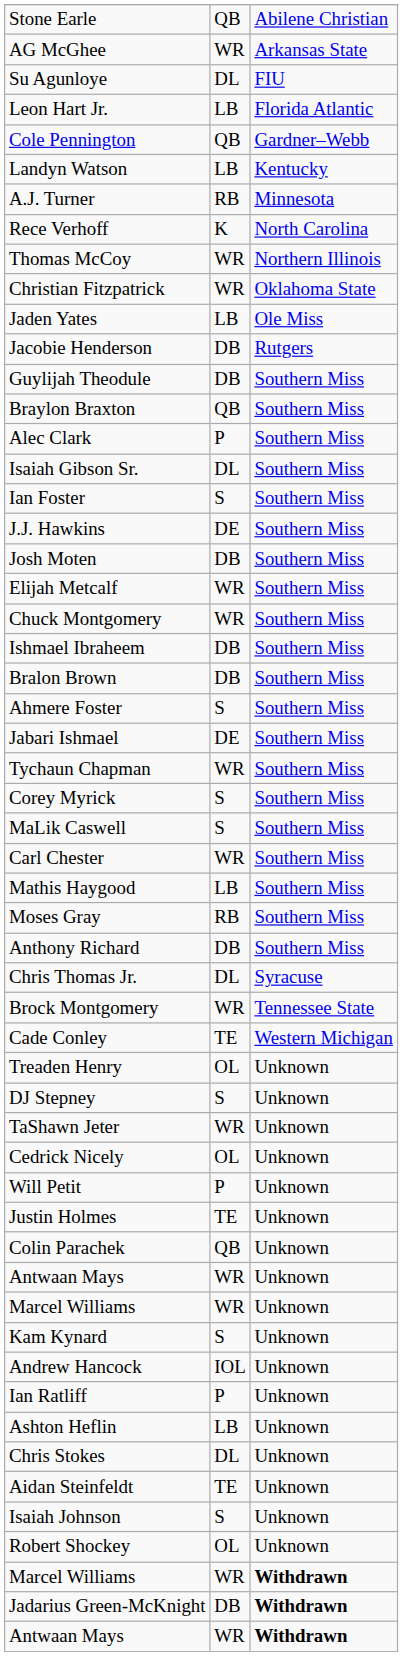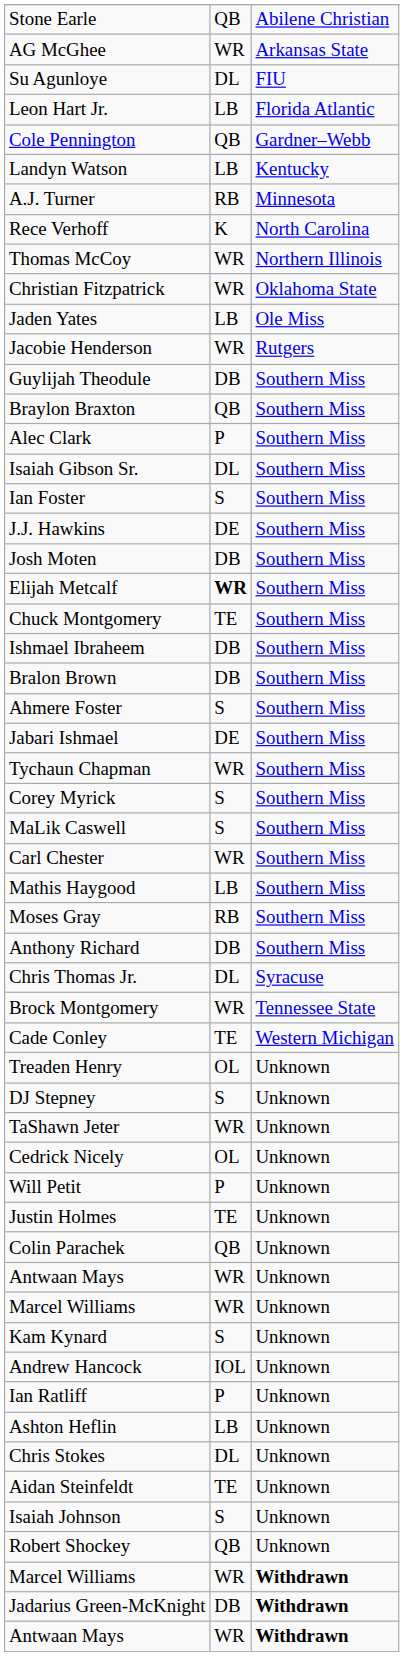(227, 348) DB -> (229, 348) WR
(229, 588) normal -> (231, 588) bold
(229, 618) WR -> (226, 618) TE
(227, 1546) OL -> (227, 1546) QB
